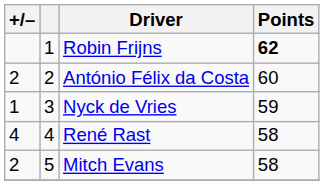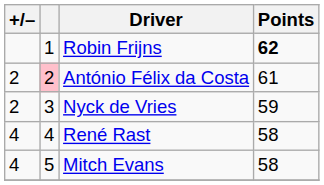(49, 77) no background -> (49, 77) pink background
(268, 77) 60 -> (268, 77) 61
(14, 106) 1 -> (14, 106) 2
(14, 165) 2 -> (14, 165) 4
